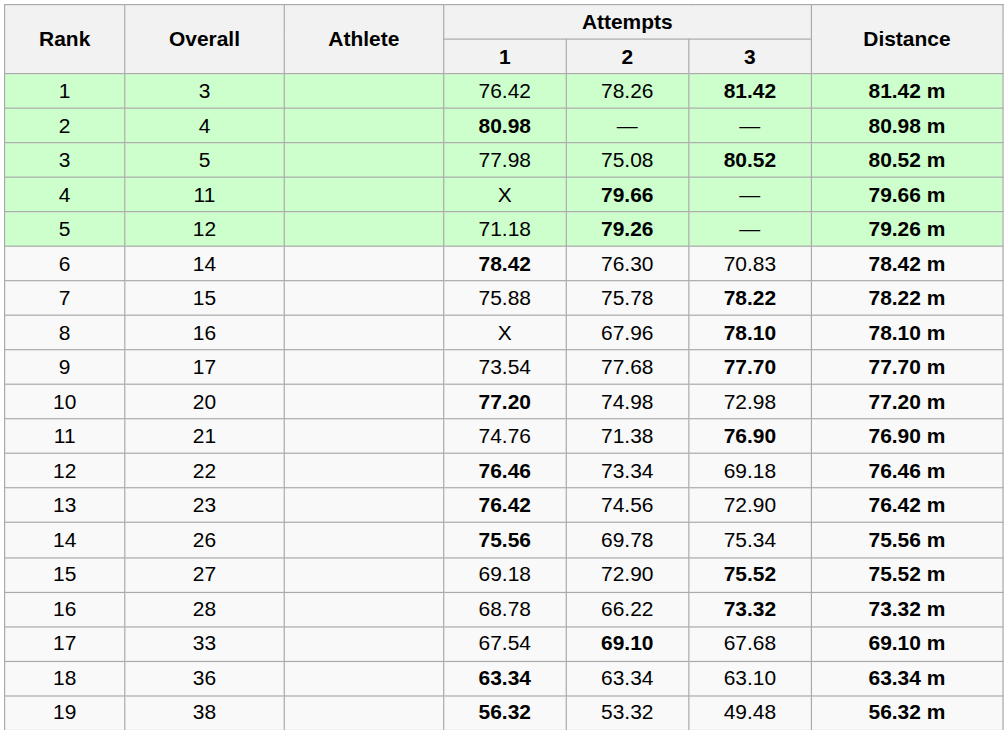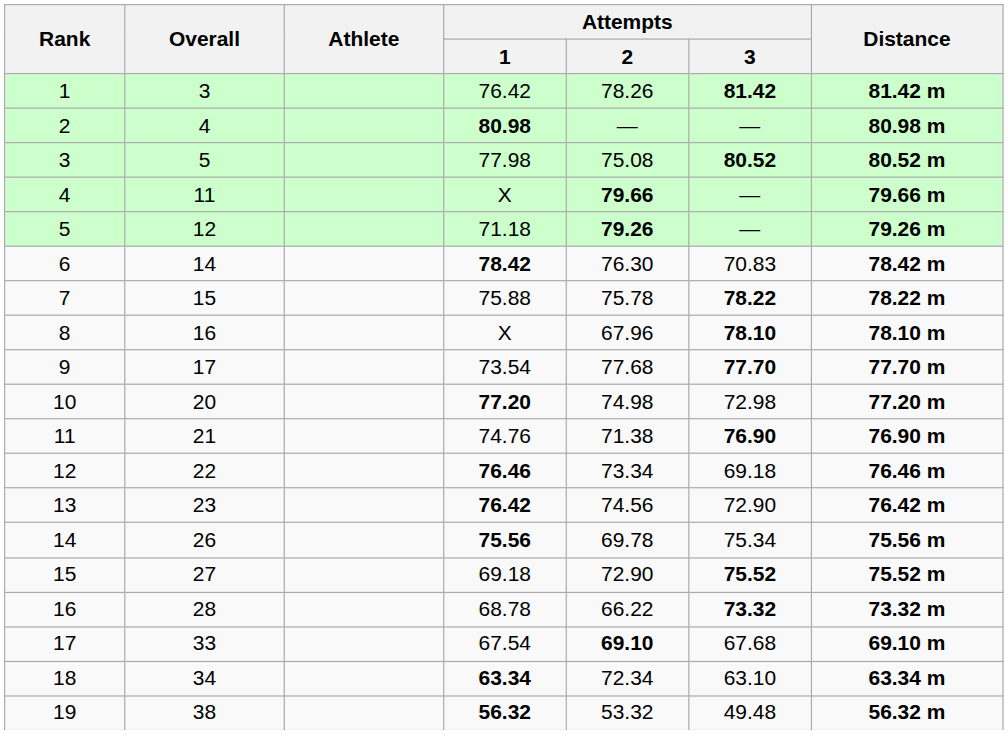(204, 677) 36 -> (204, 677) 34
(627, 677) 63.34 -> (627, 677) 72.34
